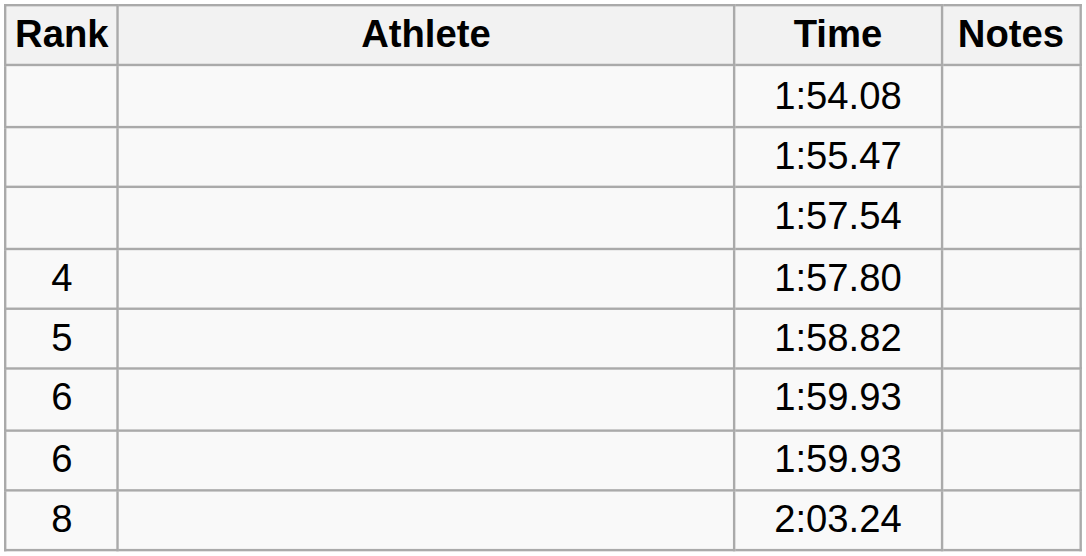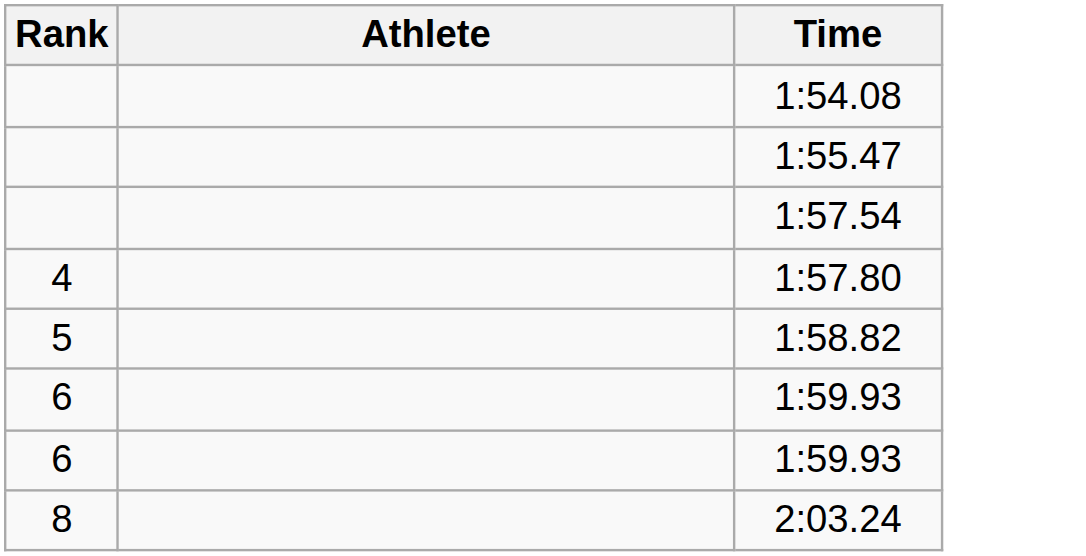- column: (1011, 34)
